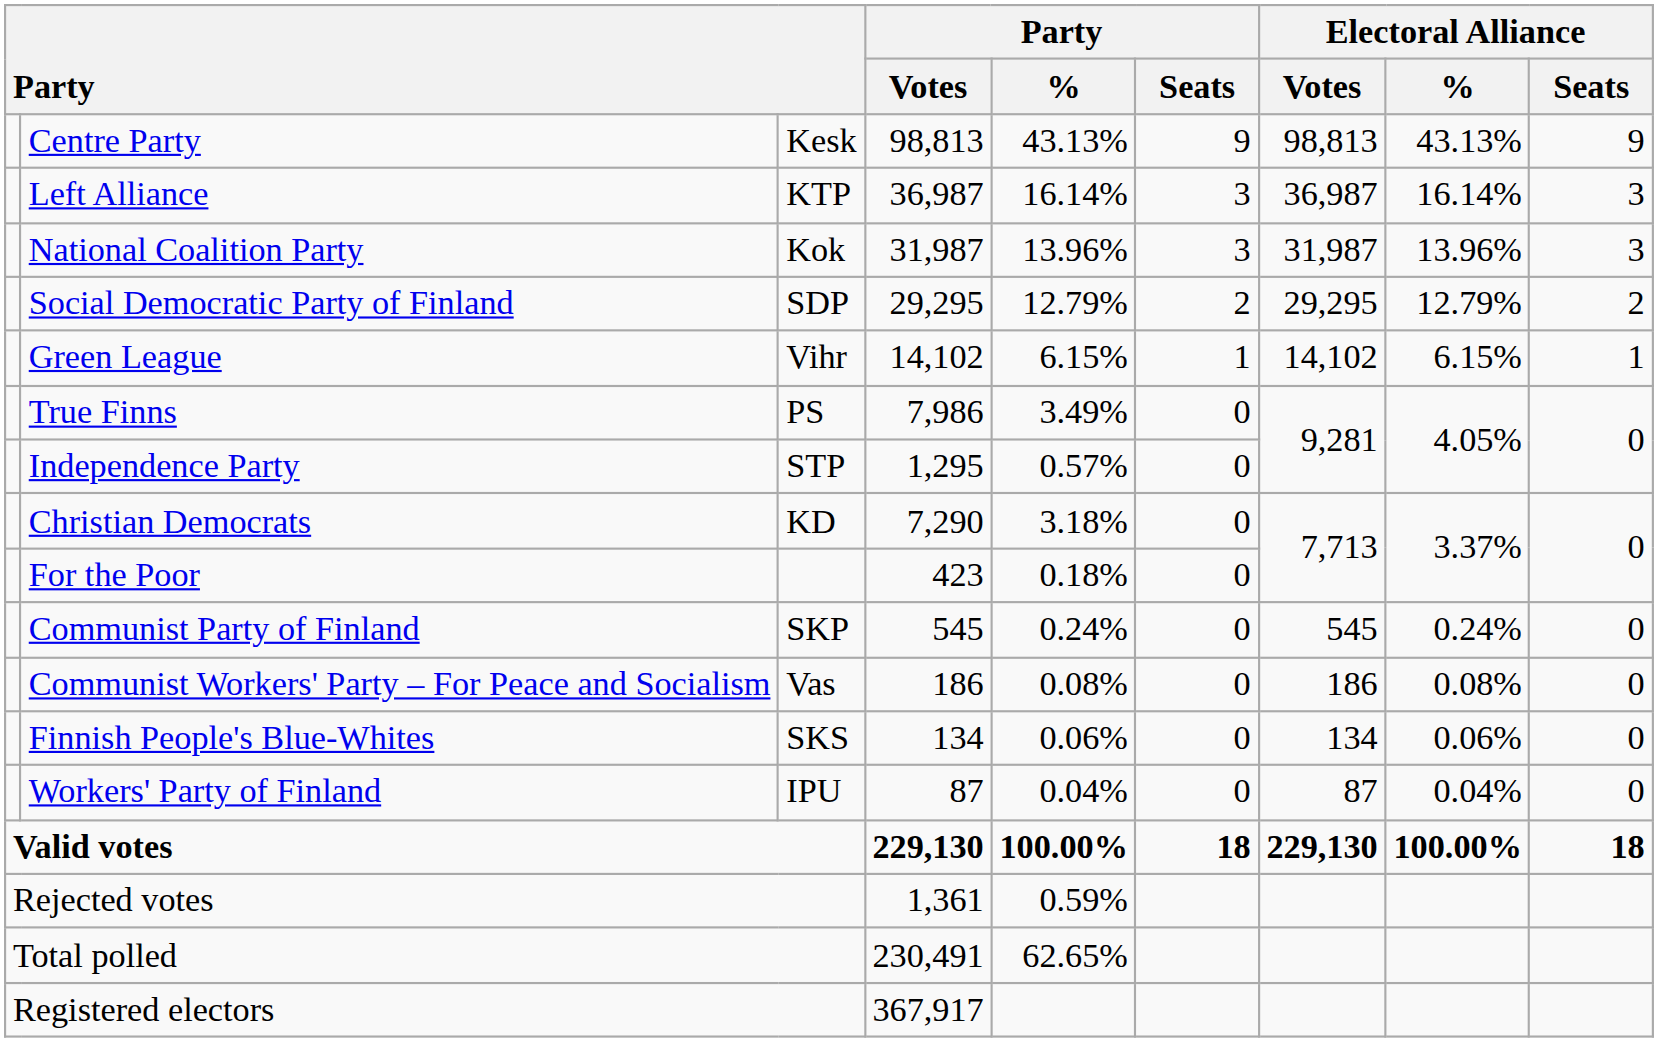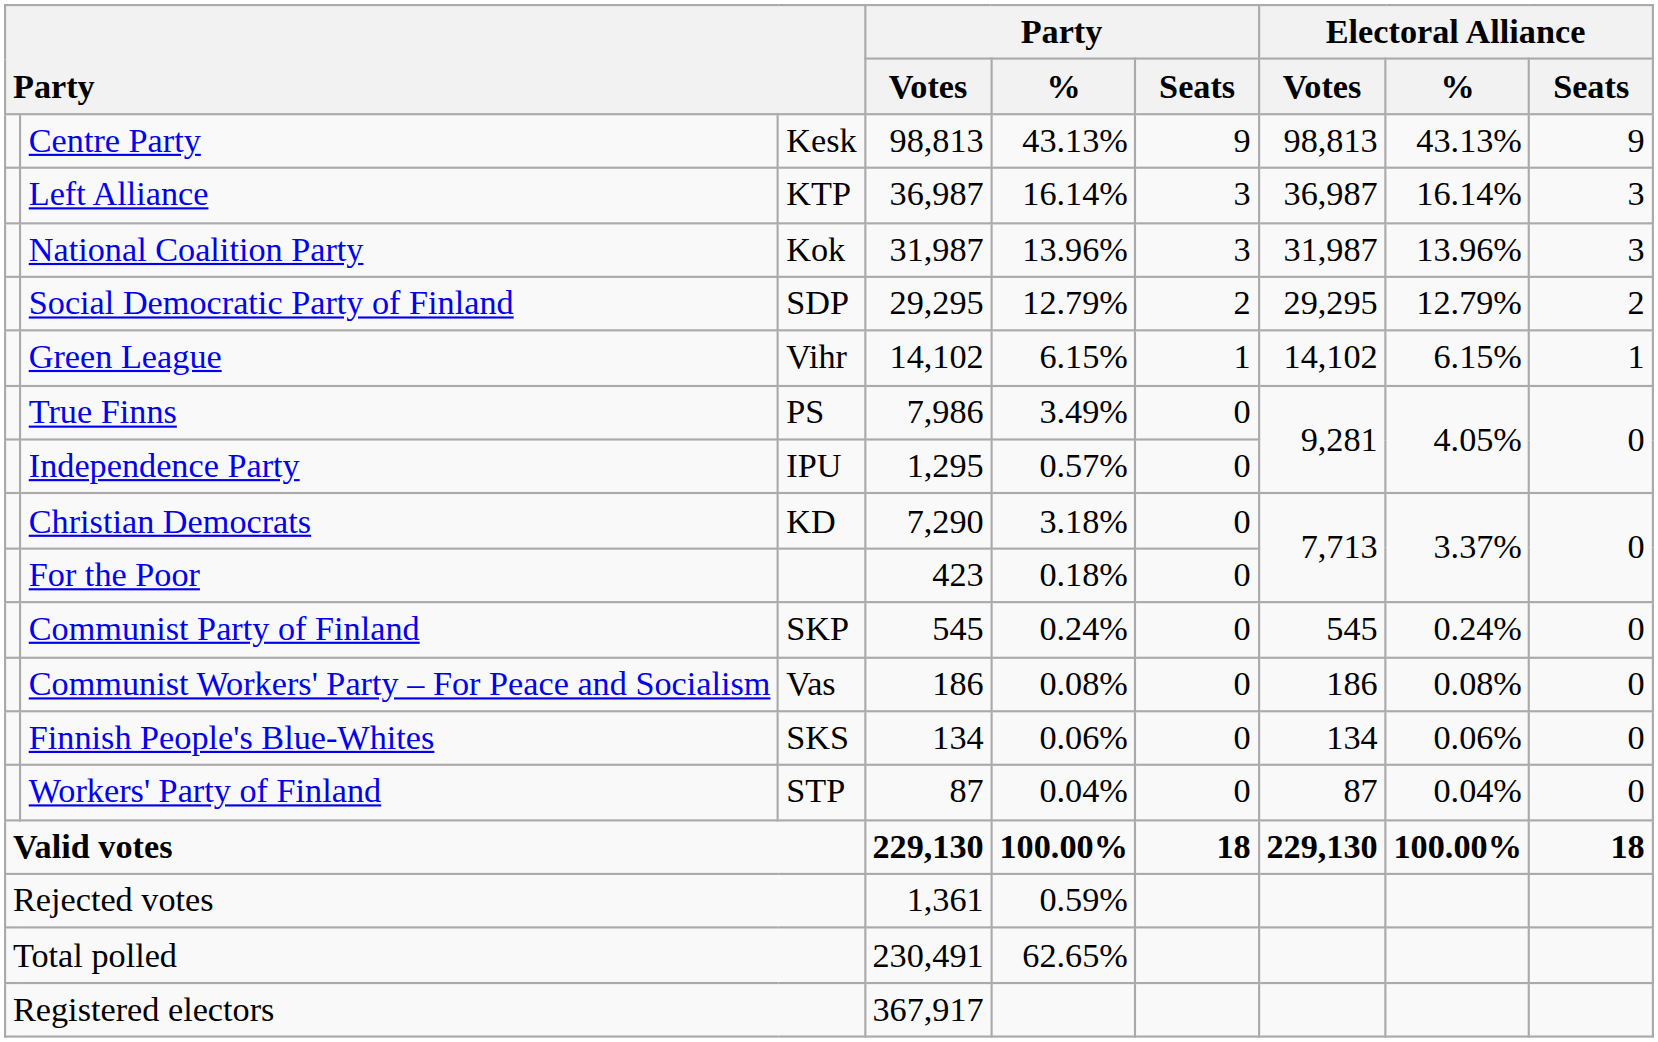(816, 466) STP -> (814, 466) IPU
(814, 791) IPU -> (816, 791) STP
